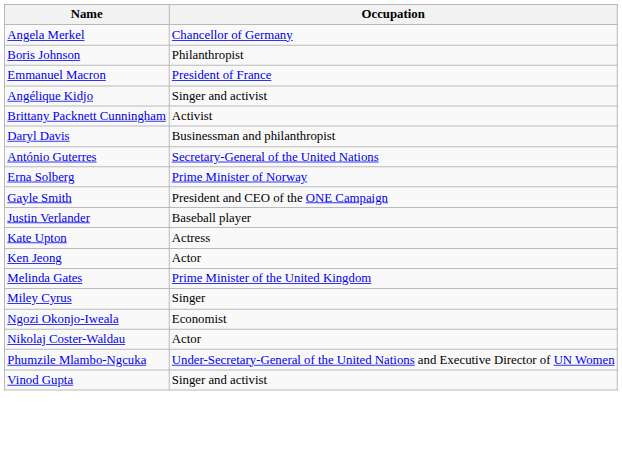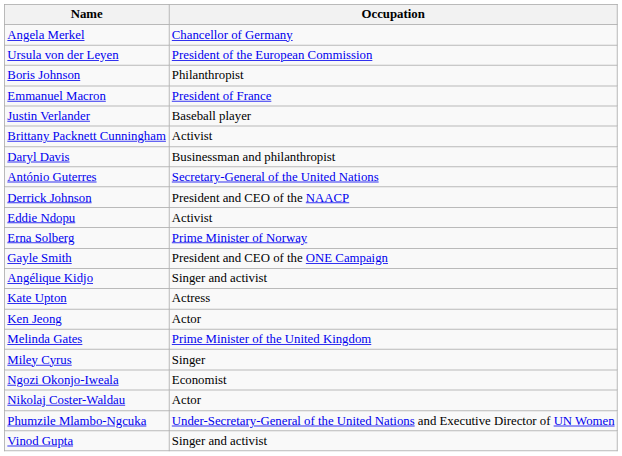+ row: (63, 55)
rows swapped: (50, 95) <-> (49, 217)
+ row: (49, 197)
+ row: (41, 217)
